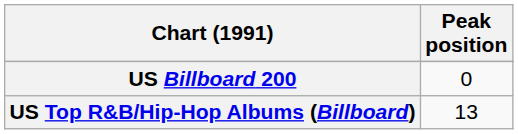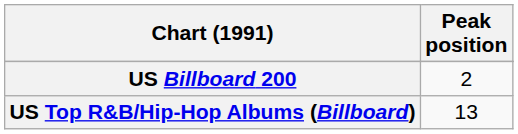(466, 78) 0 -> (466, 78) 2
